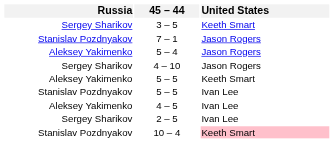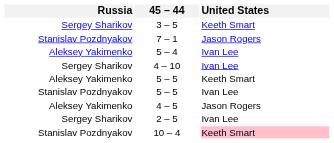(231, 52) Jason Rogers -> (220, 52) Ivan Lee
(231, 65) Jason Rogers -> (220, 65) Ivan Lee
(220, 106) Ivan Lee -> (231, 106) Jason Rogers
